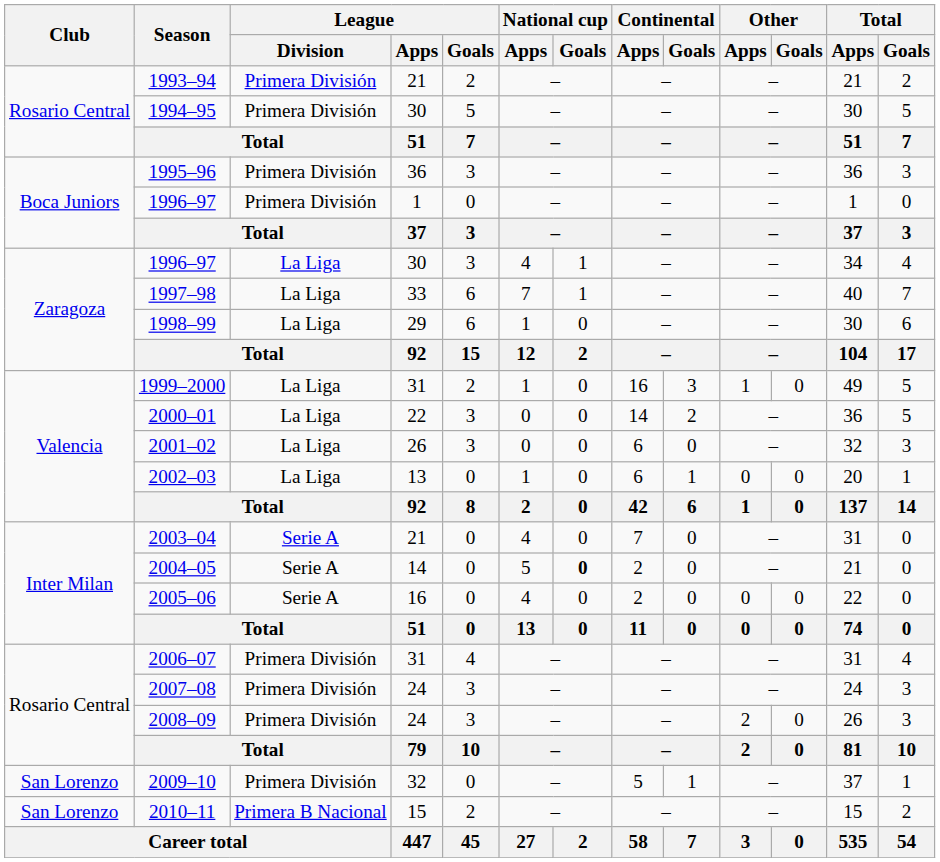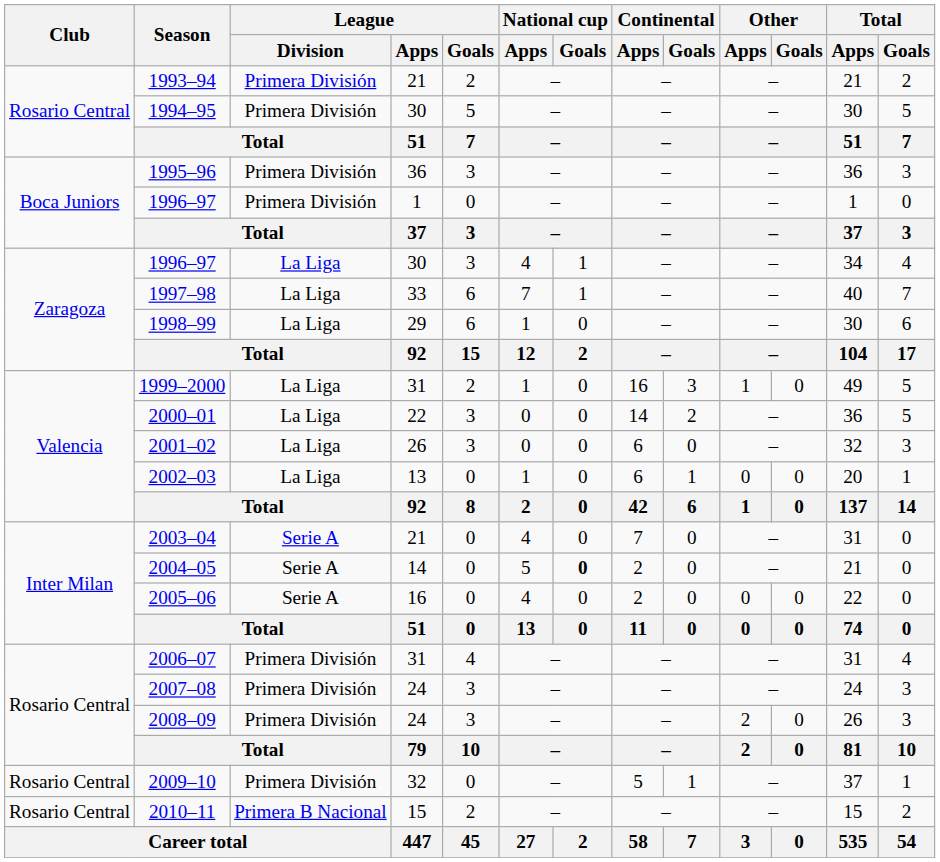(70, 780) San Lorenzo -> (70, 780) Rosario Central
(70, 811) San Lorenzo -> (70, 811) Rosario Central
